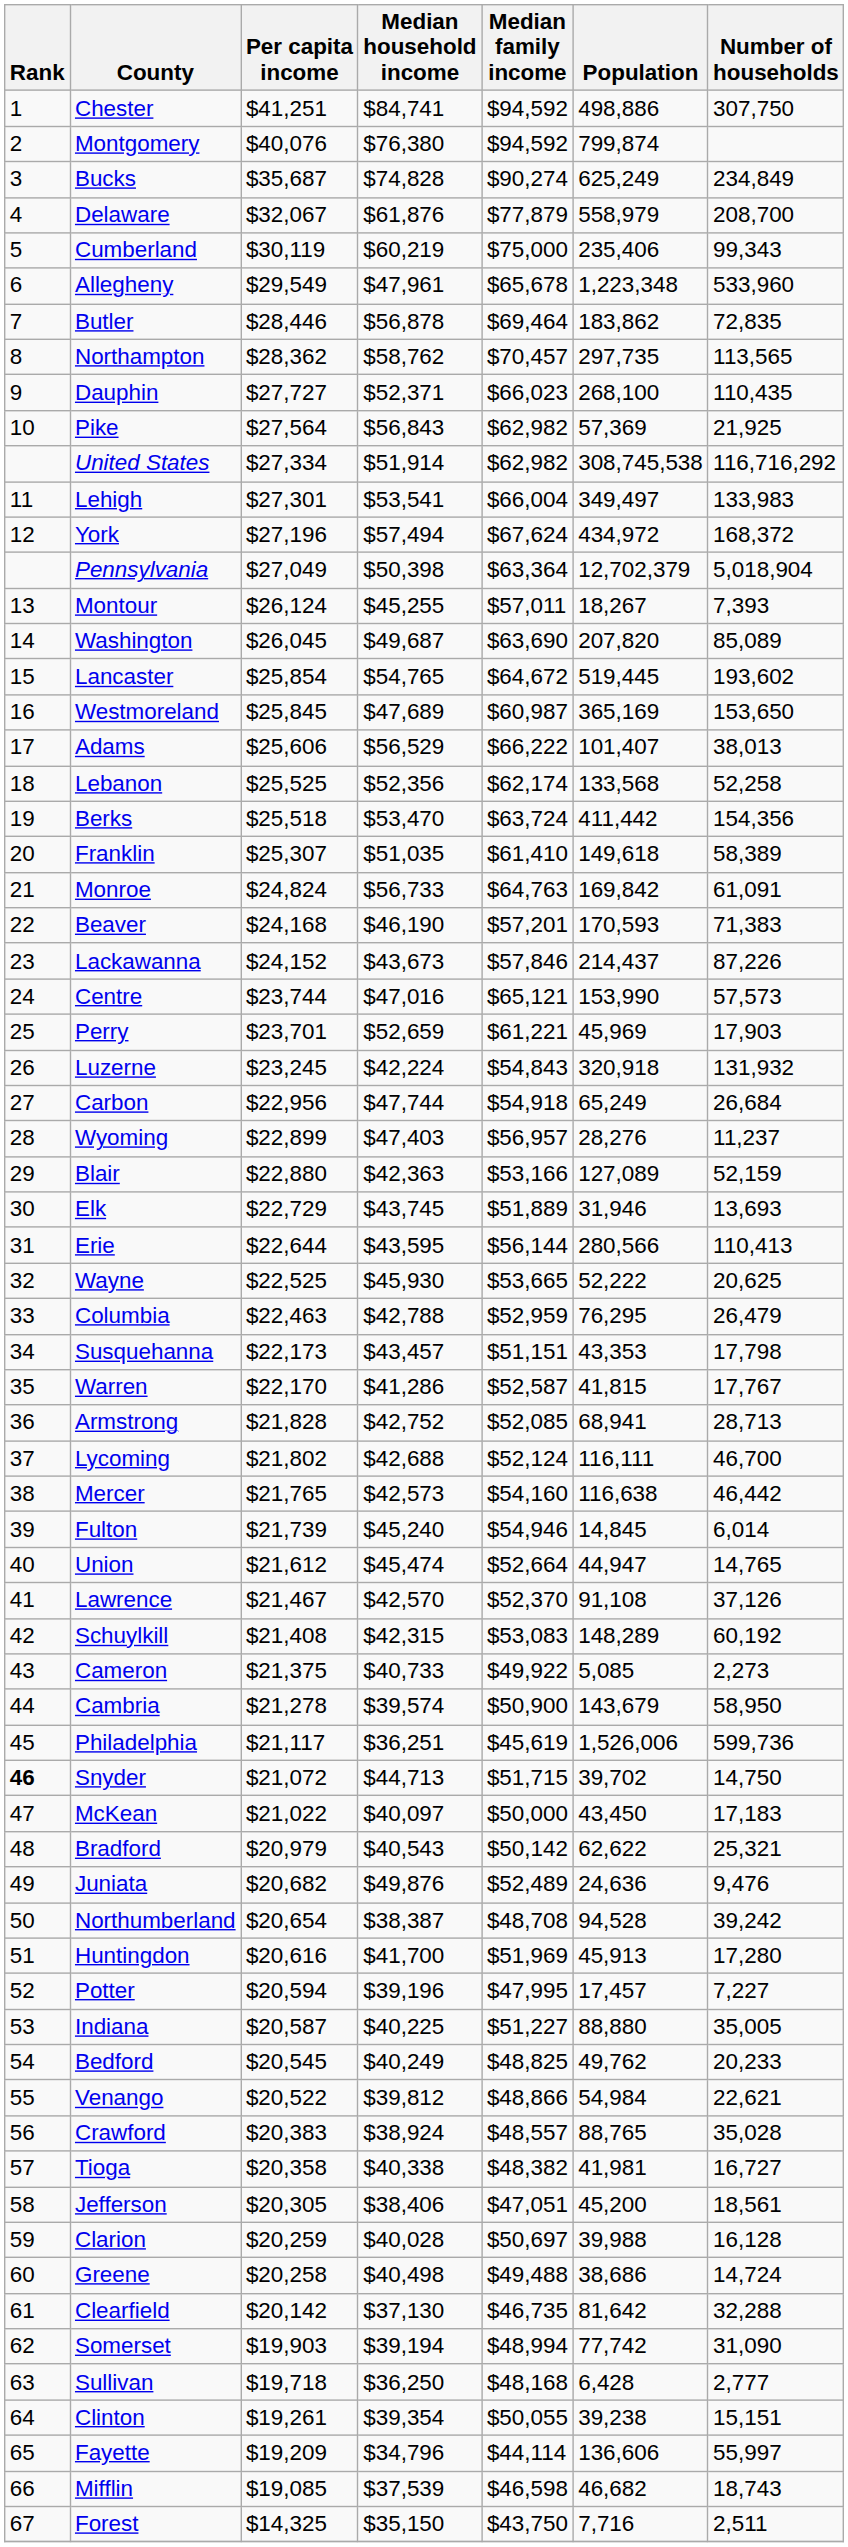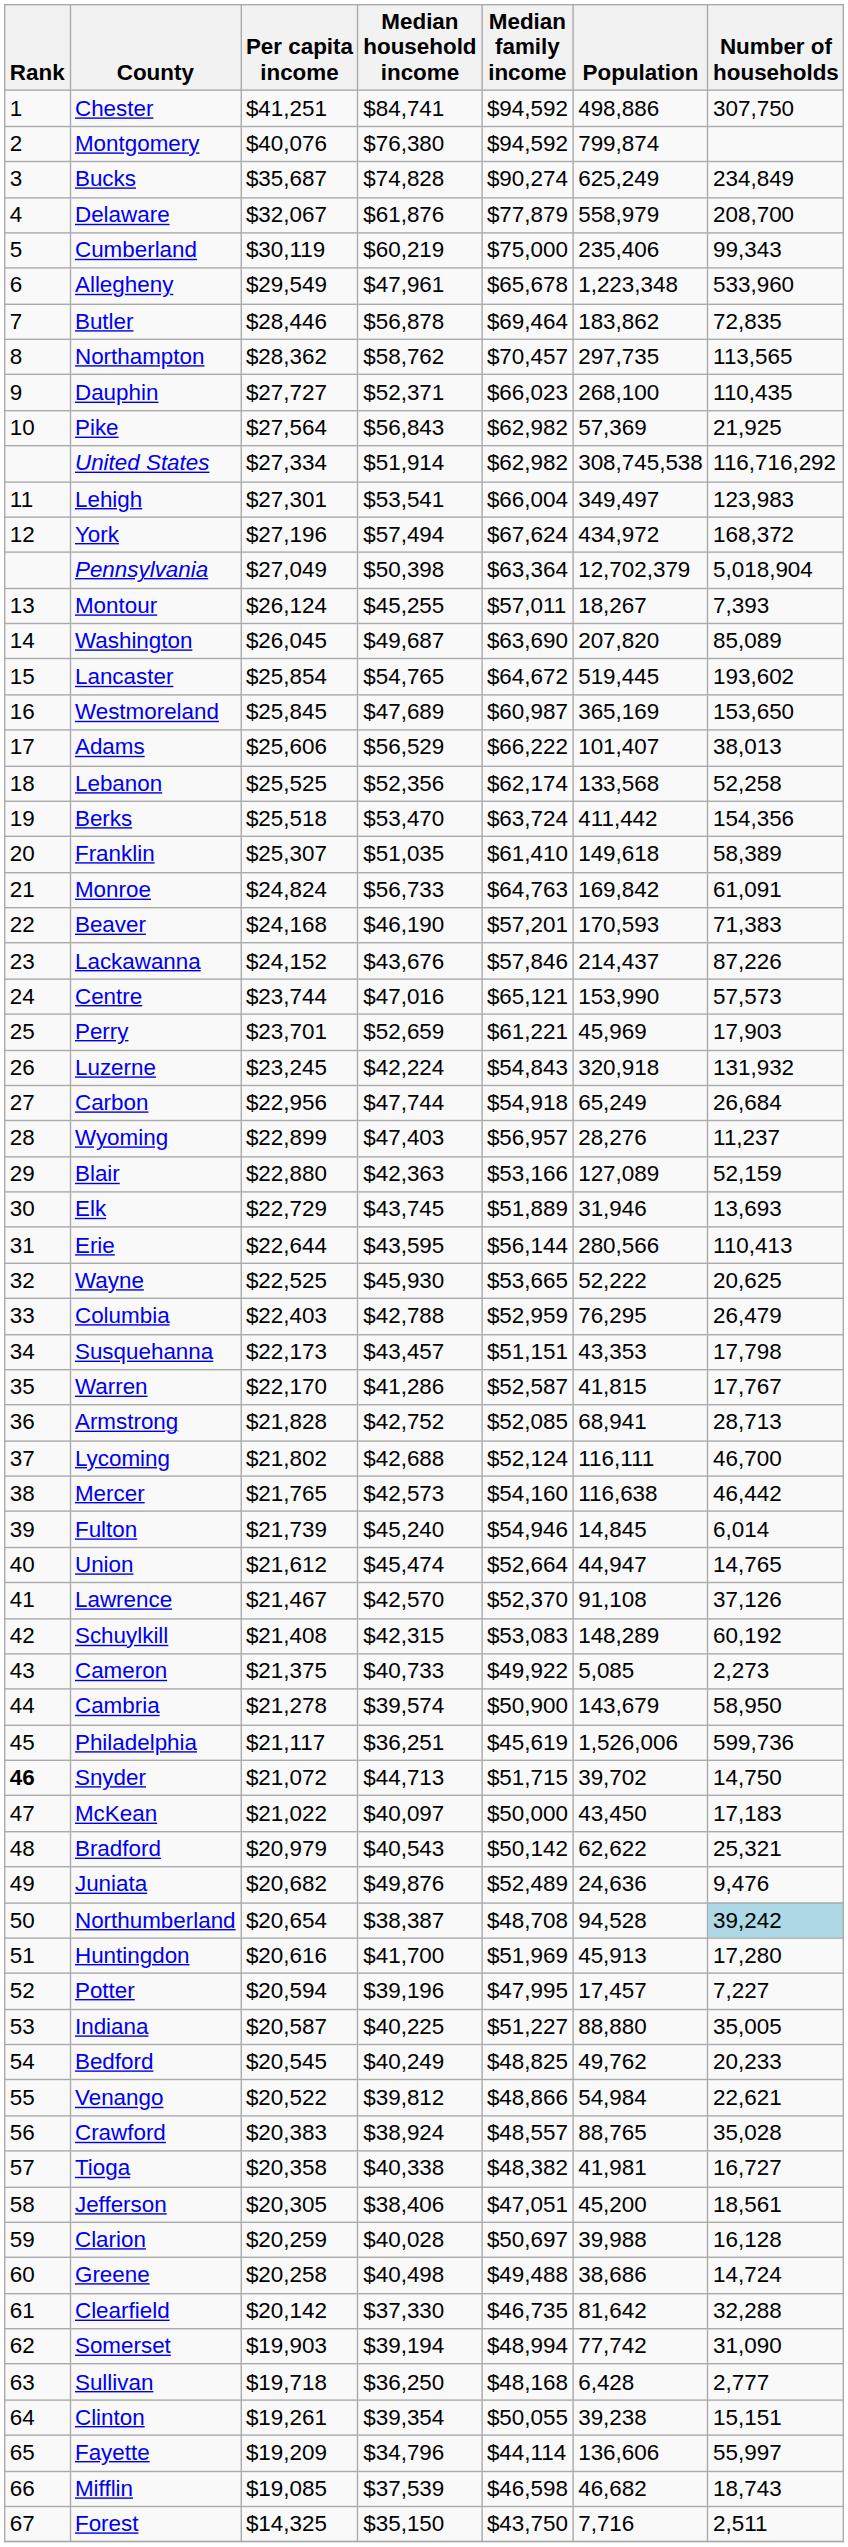(754, 498) 133,983 -> (754, 498) 123,983
(404, 960) $43,673 -> (404, 960) $43,676
(286, 1316) $22,463 -> (286, 1316) $22,403
(747, 1919) no background -> (747, 1919) lightblue background
(404, 2310) $37,130 -> (404, 2310) $37,330
